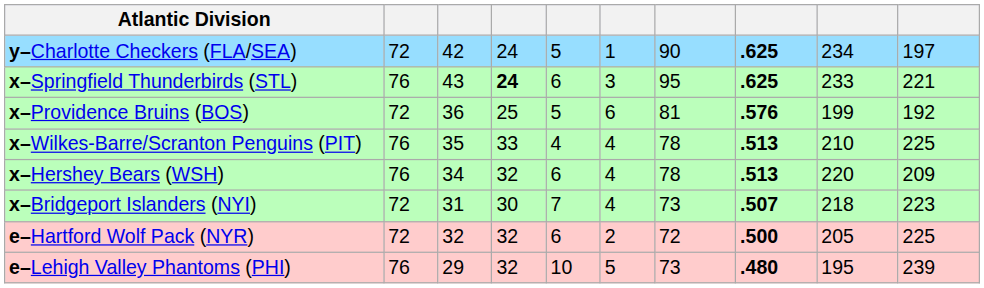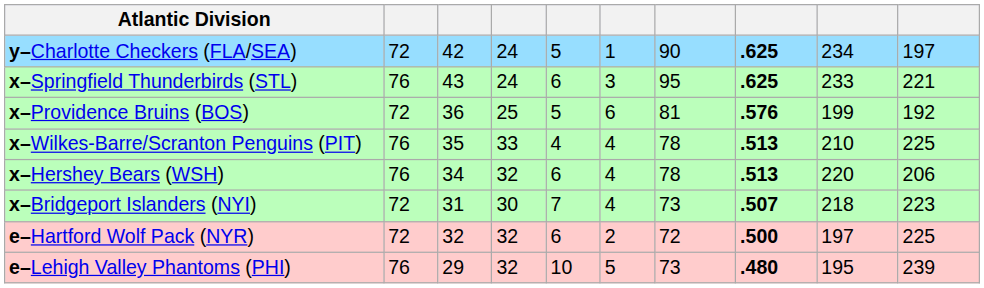(507, 81) bold -> (507, 81) normal
(919, 174) 209 -> (919, 174) 206
(838, 236) 205 -> (838, 236) 197
